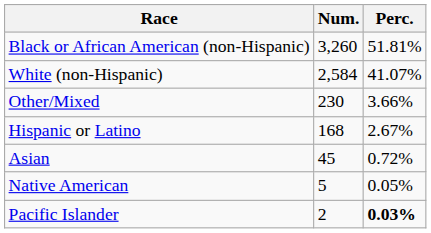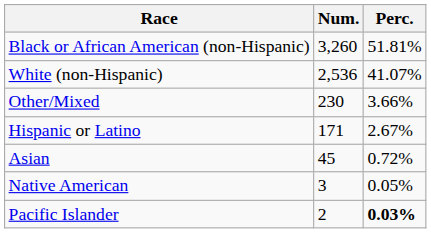(338, 74) 2,584 -> (338, 74) 2,536
(331, 130) 168 -> (331, 130) 171
(322, 185) 5 -> (322, 185) 3
